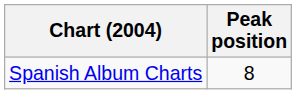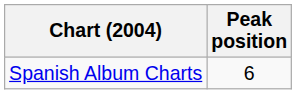(249, 72) 8 -> (249, 72) 6
